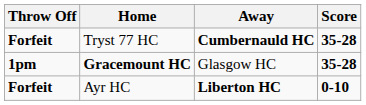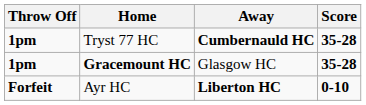(30, 40) Forfeit -> (22, 40) 1pm
